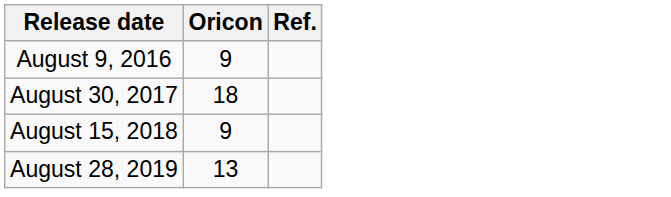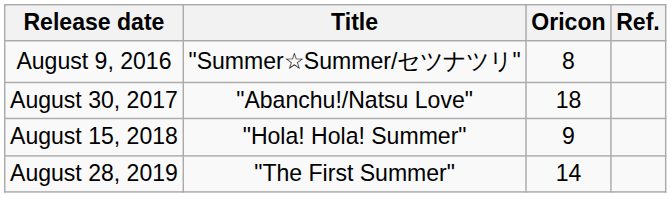+ column: (355, 22)
(226, 59) 9 -> (568, 61) 8
(226, 168) 13 -> (568, 173) 14
